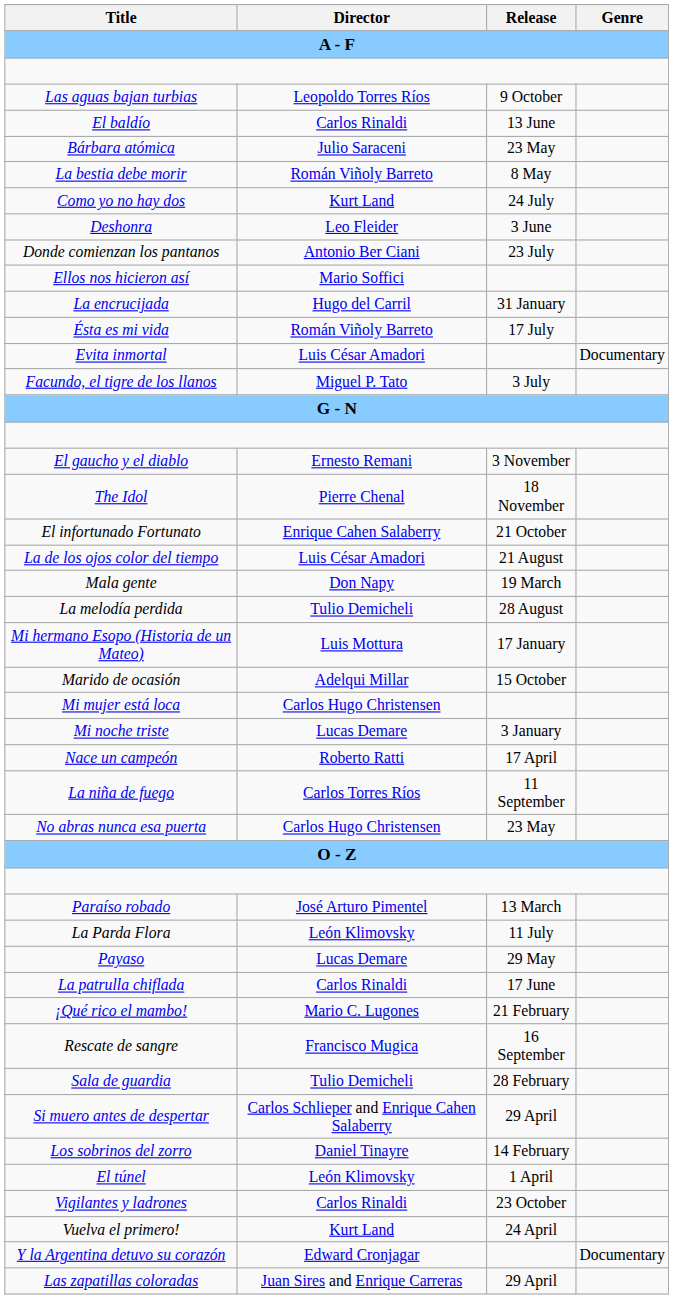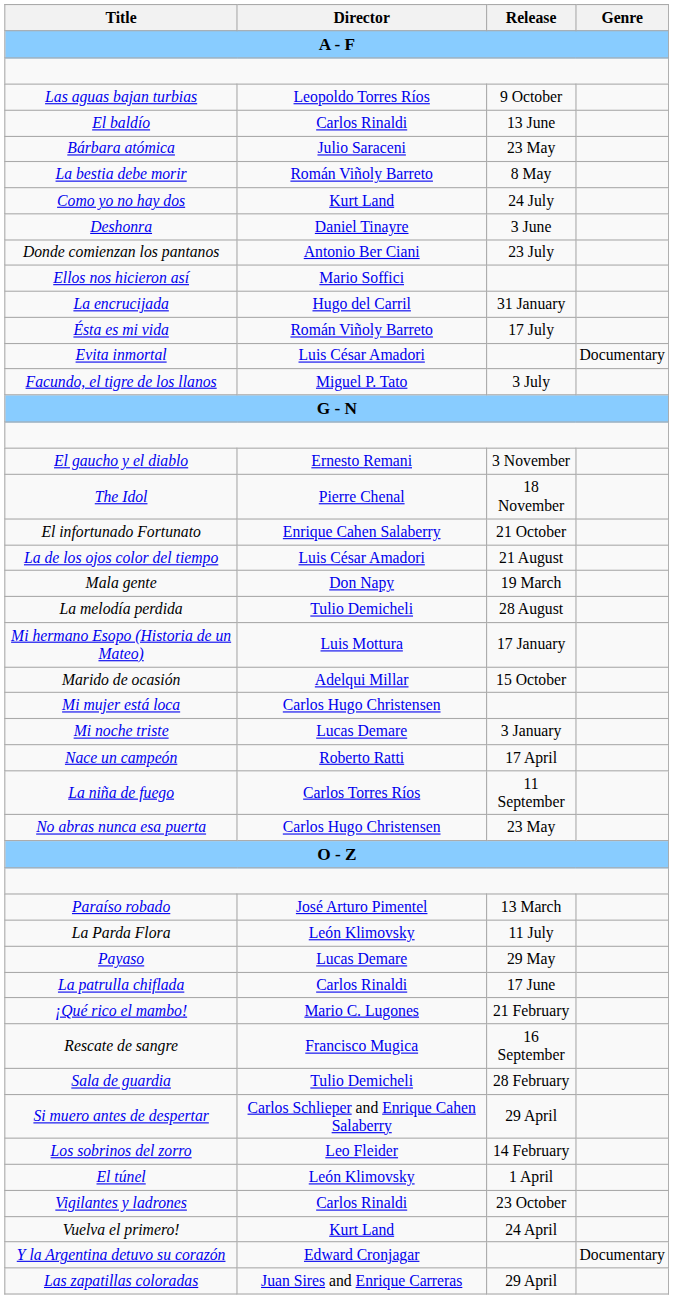(362, 226) Leo Fleider -> (362, 226) Daniel Tinayre
(362, 1151) Daniel Tinayre -> (362, 1151) Leo Fleider
